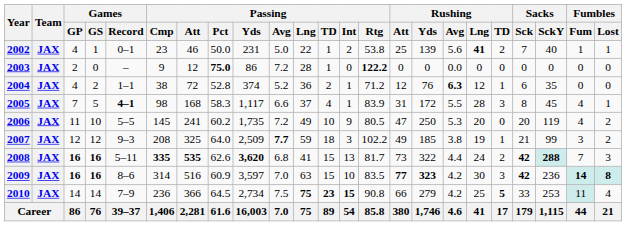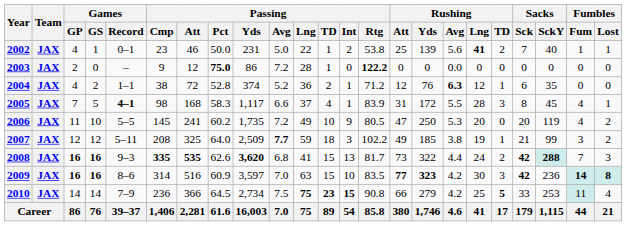(126, 139) 9–3 -> (126, 139) 5–11
(126, 157) 5–11 -> (126, 157) 9–3
